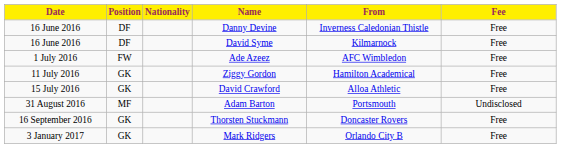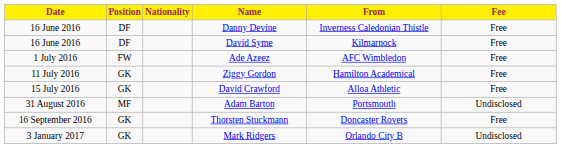(499, 136) Free -> (499, 136) Undisclosed
